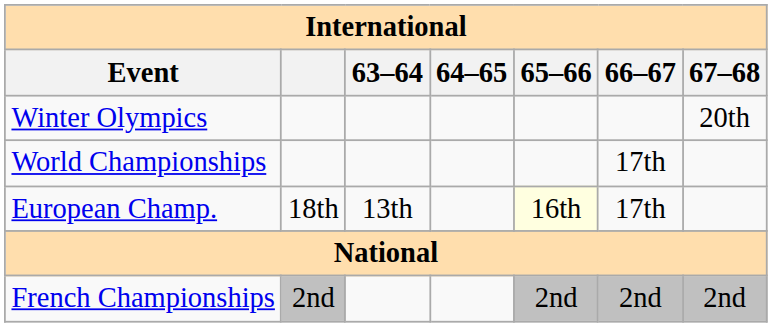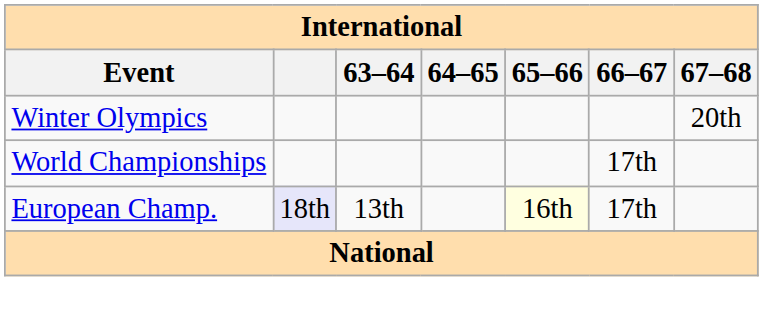(313, 207) no background -> (305, 207) lavender background
- row: (143, 298)
